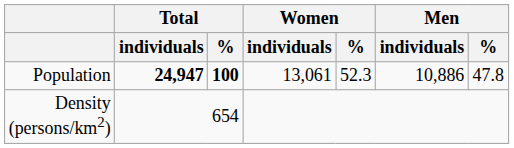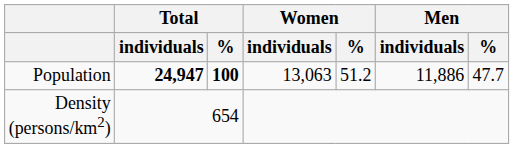(307, 75) 13,061 -> (307, 75) 13,063
(356, 75) 52.3 -> (356, 75) 51.2
(440, 75) 10,886 -> (440, 75) 11,886
(488, 75) 47.8 -> (488, 75) 47.7
